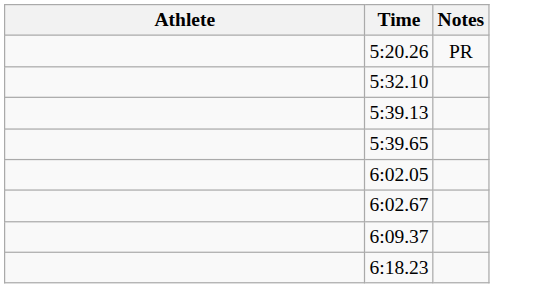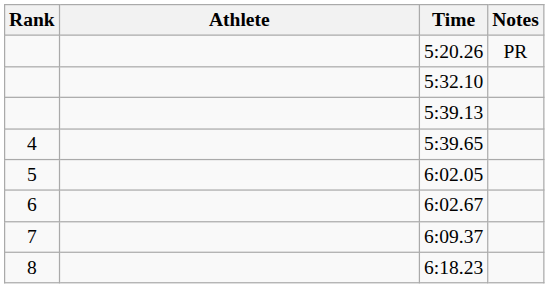+ column: (32, 19)
